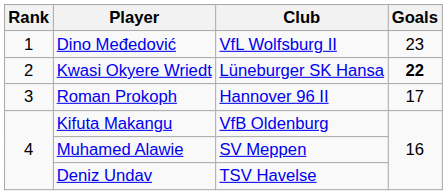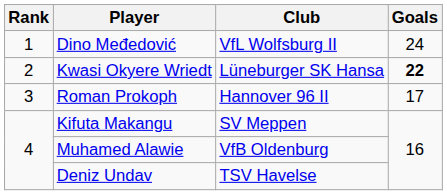(415, 44) 23 -> (415, 44) 24
(274, 123) VfB Oldenburg -> (263, 123) SV Meppen
(263, 149) SV Meppen -> (274, 149) VfB Oldenburg
